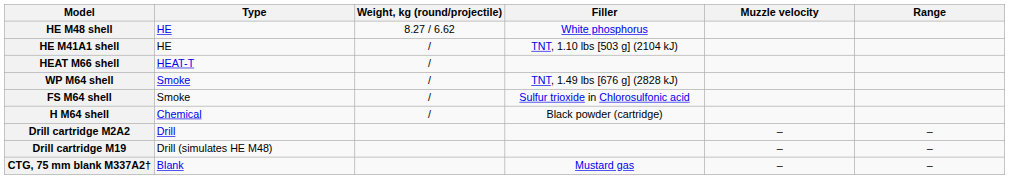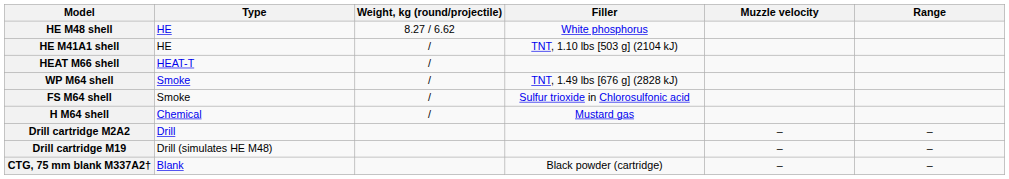(605, 115) Black powder (cartridge) -> (605, 115) Mustard gas
(605, 166) Mustard gas -> (605, 166) Black powder (cartridge)
